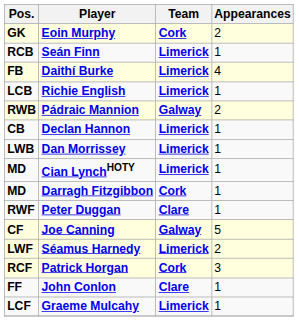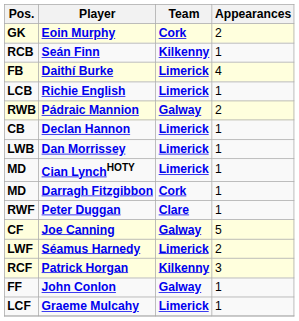(184, 52) Limerick -> (184, 52) Kilkenny
(173, 268) Cork -> (184, 268) Kilkenny
(174, 287) Clare -> (180, 287) Galway
